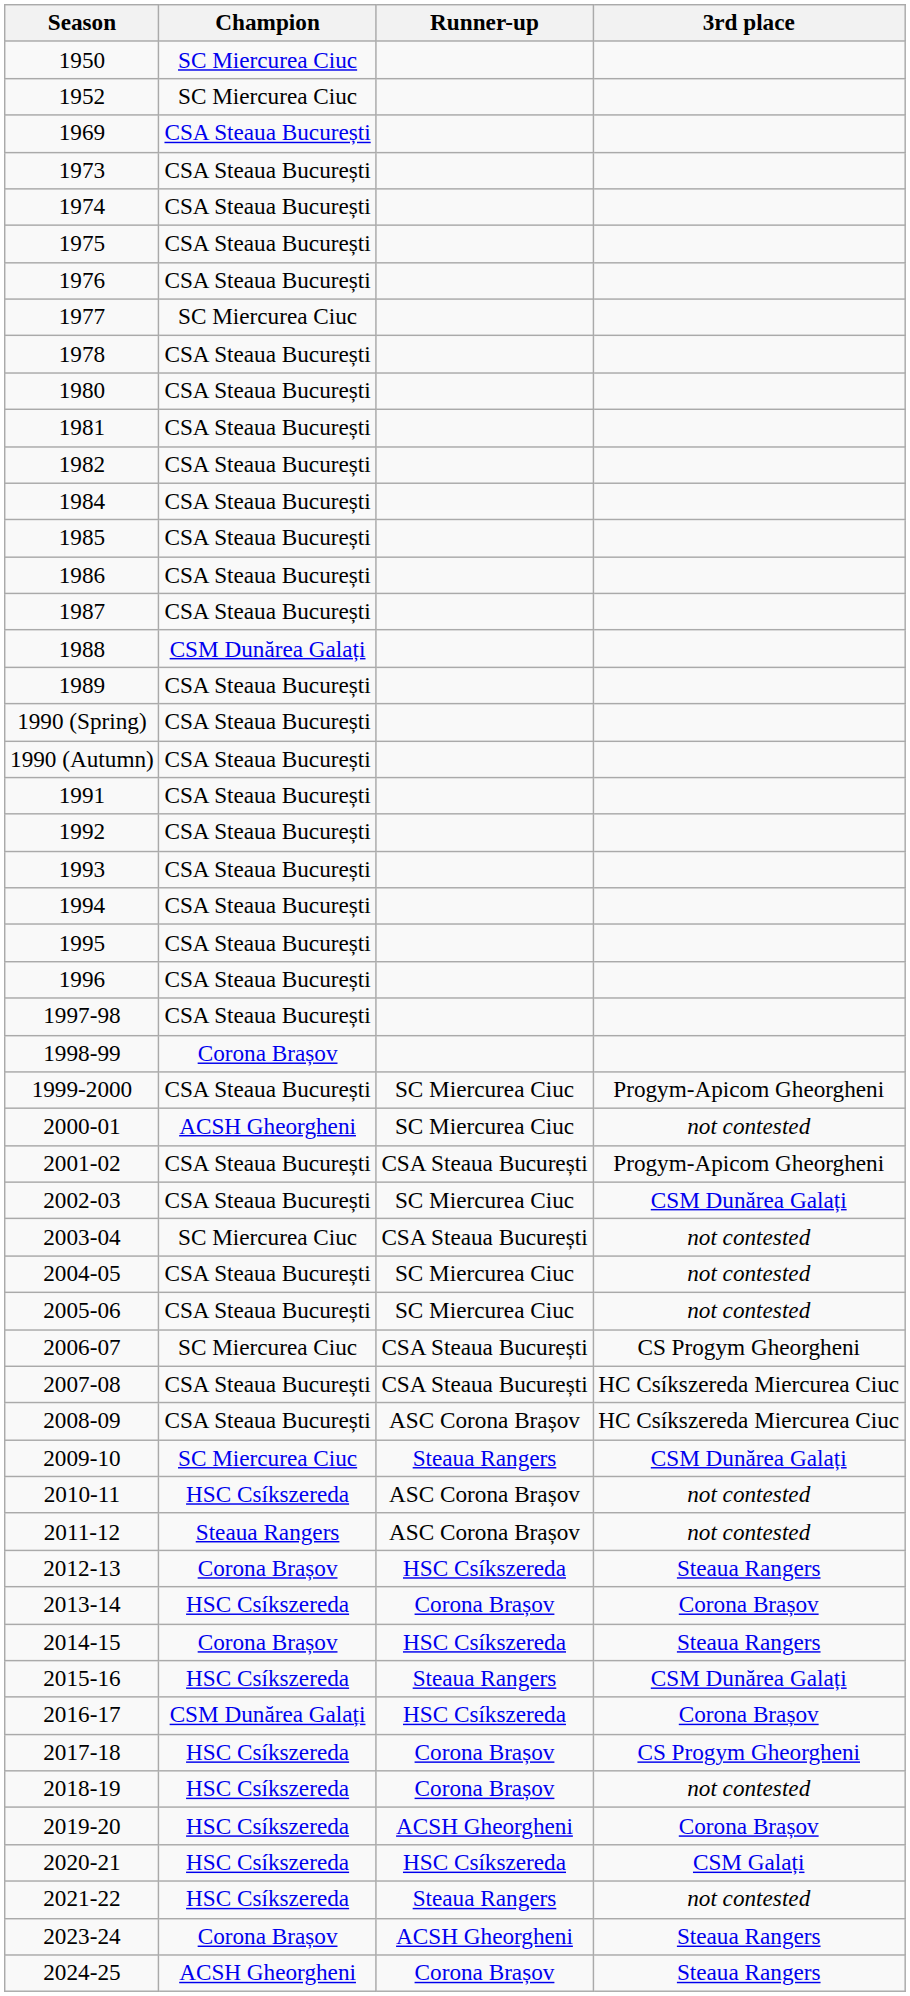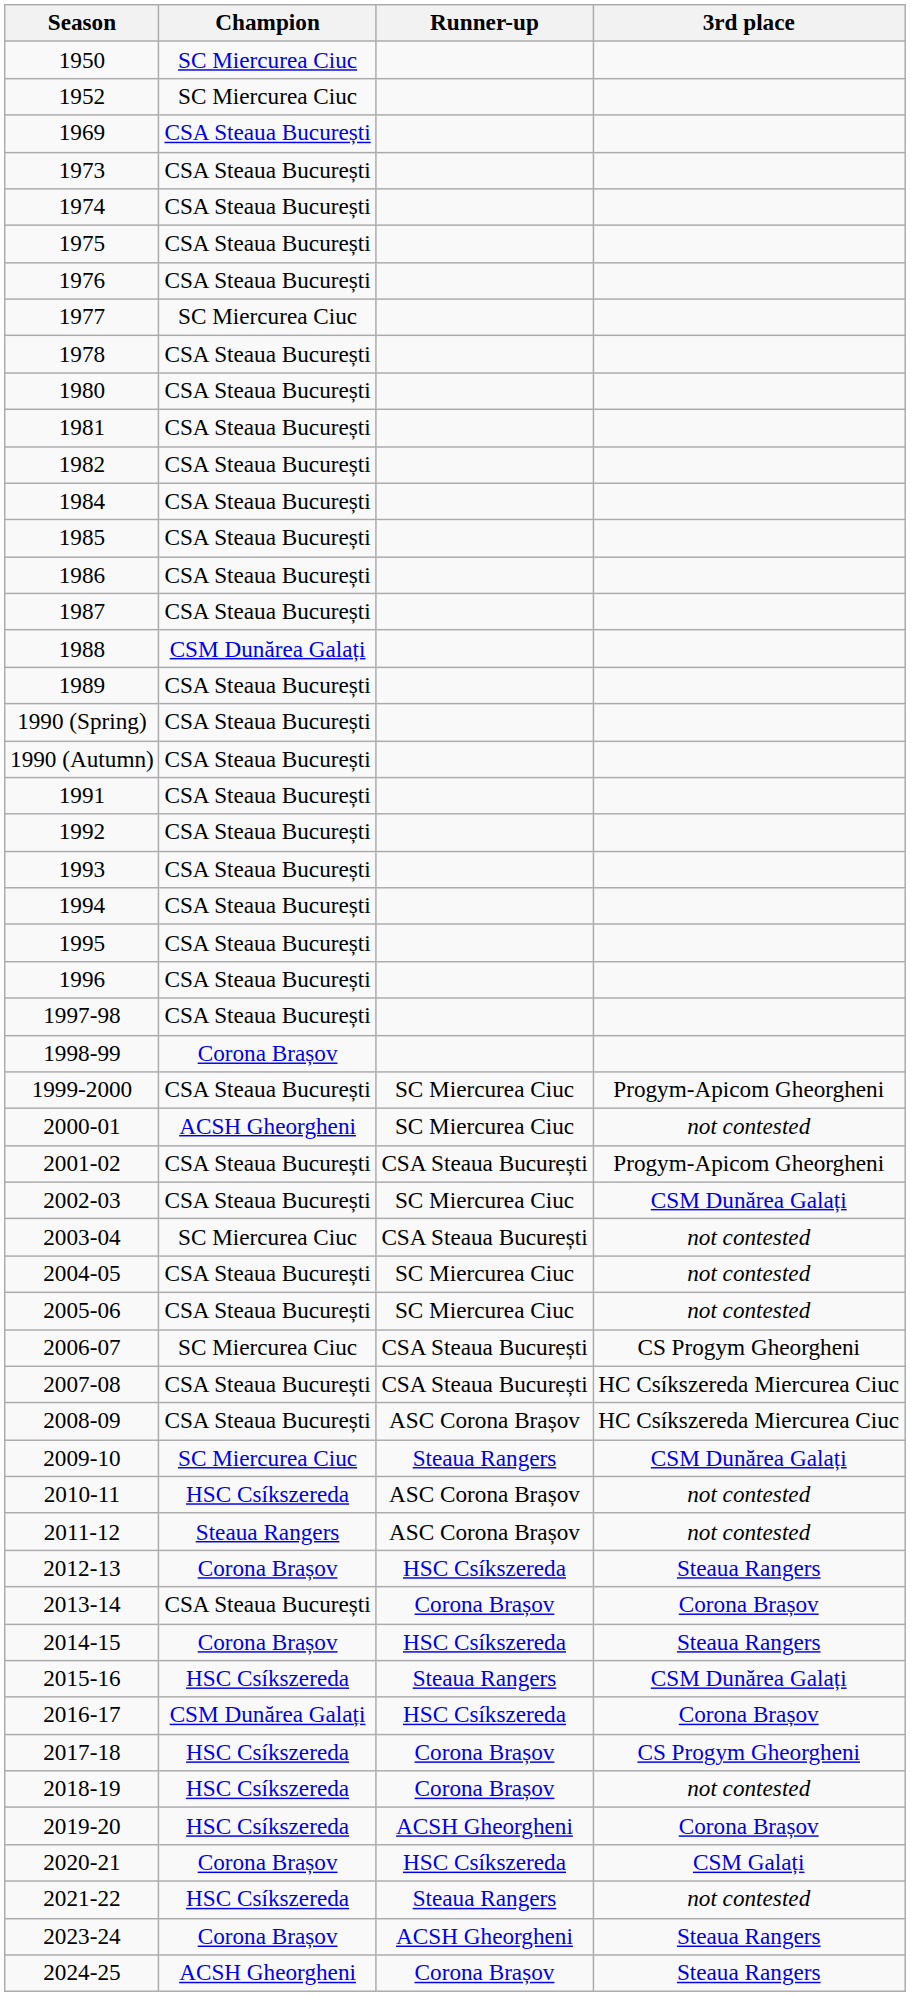(268, 1605) HSC Csíkszereda -> (268, 1605) CSA Steaua București
(268, 1862) HSC Csíkszereda -> (268, 1862) Corona Brașov
